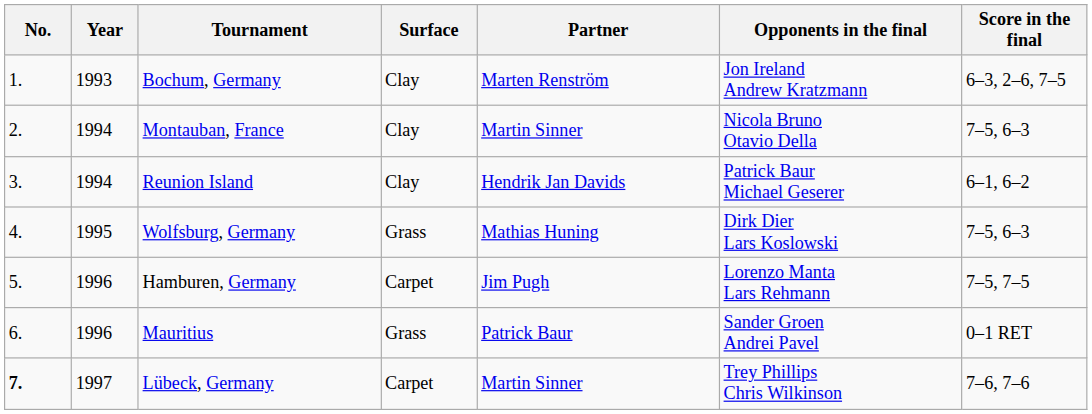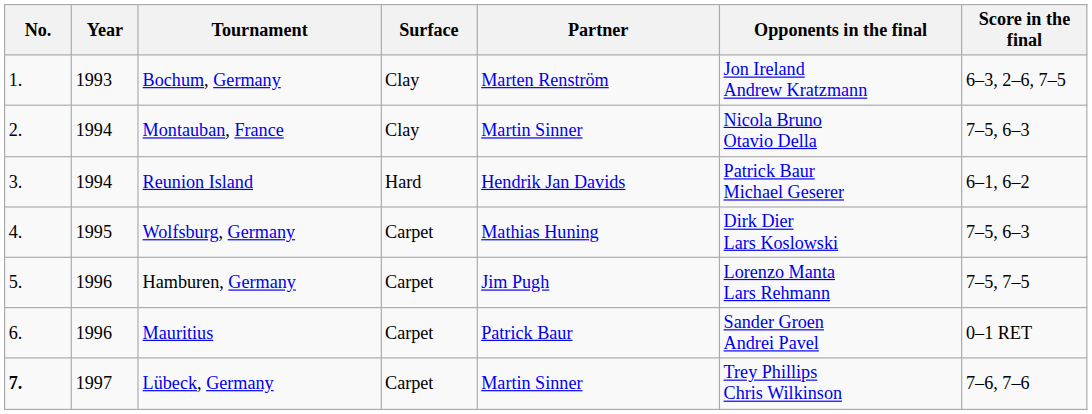(402, 180) Clay -> (403, 180) Hard
(406, 231) Grass -> (409, 231) Carpet
(406, 332) Grass -> (409, 332) Carpet
